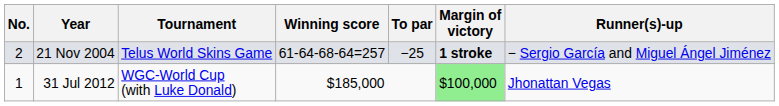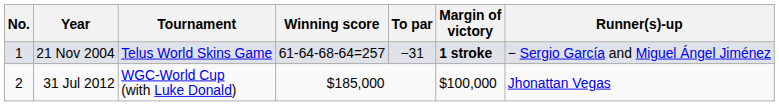(19, 53) 2 -> (19, 53) 1
(412, 53) −25 -> (412, 53) −31
(19, 83) 1 -> (19, 83) 2
(468, 83) lightgreen background -> (468, 83) no background
